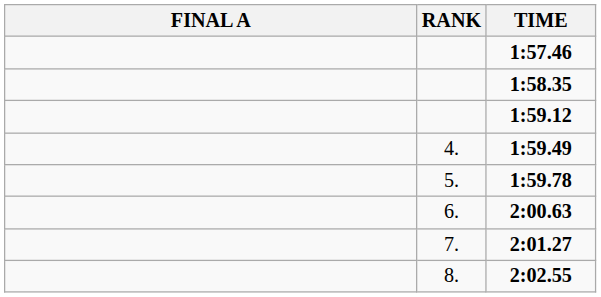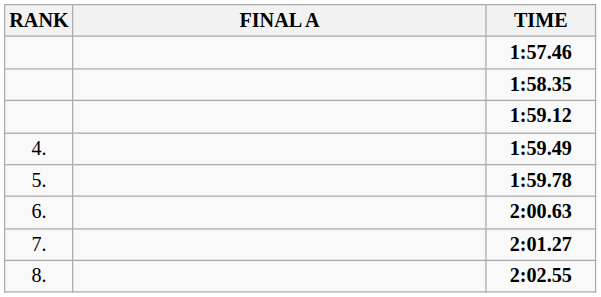columns swapped: (451, 20) <-> (211, 20)
